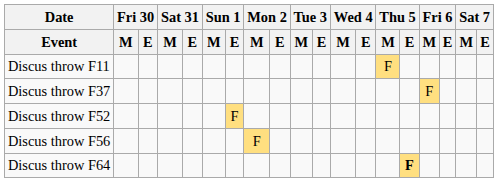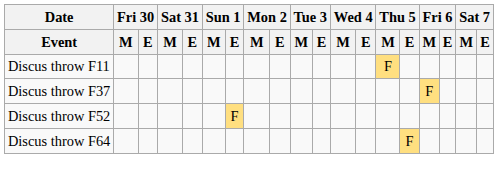- row: (59, 141)
(409, 165) bold -> (409, 141) normal
